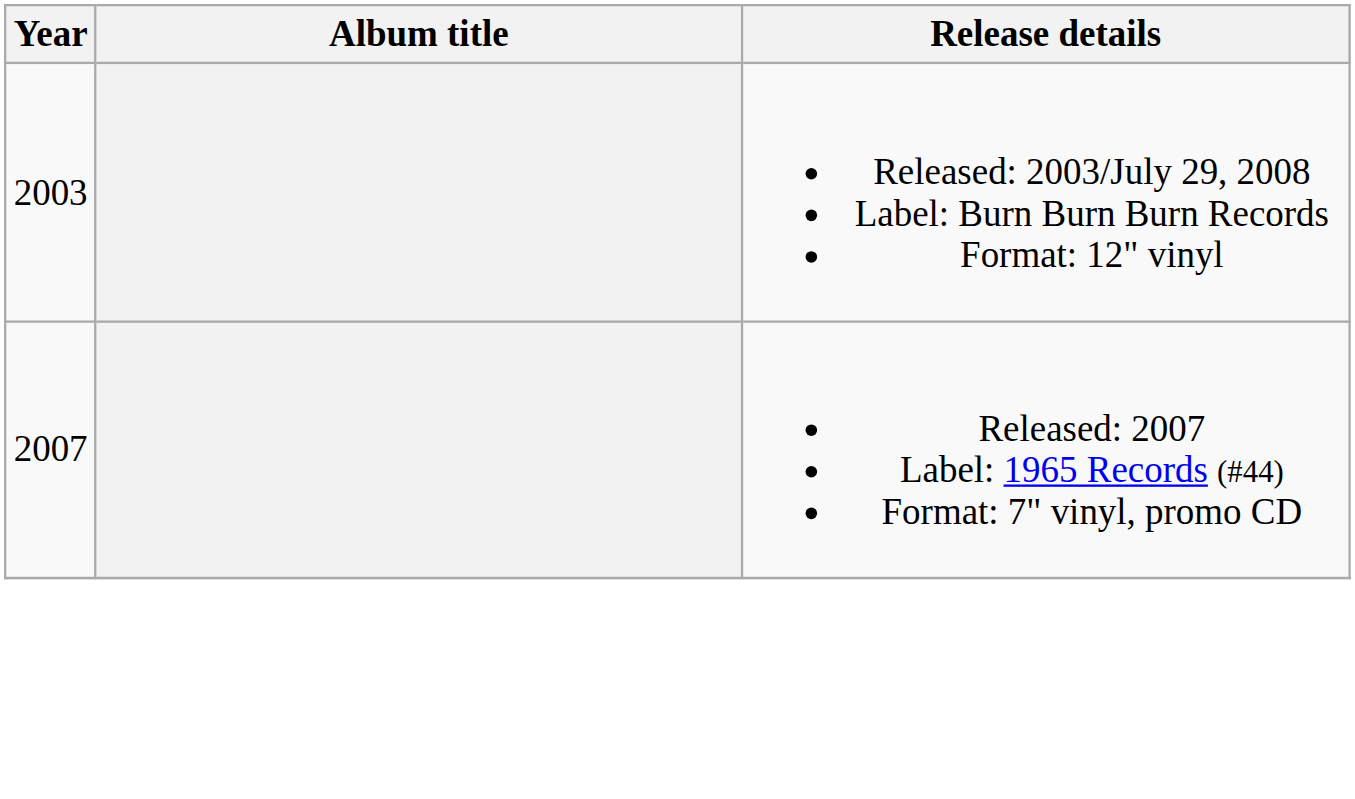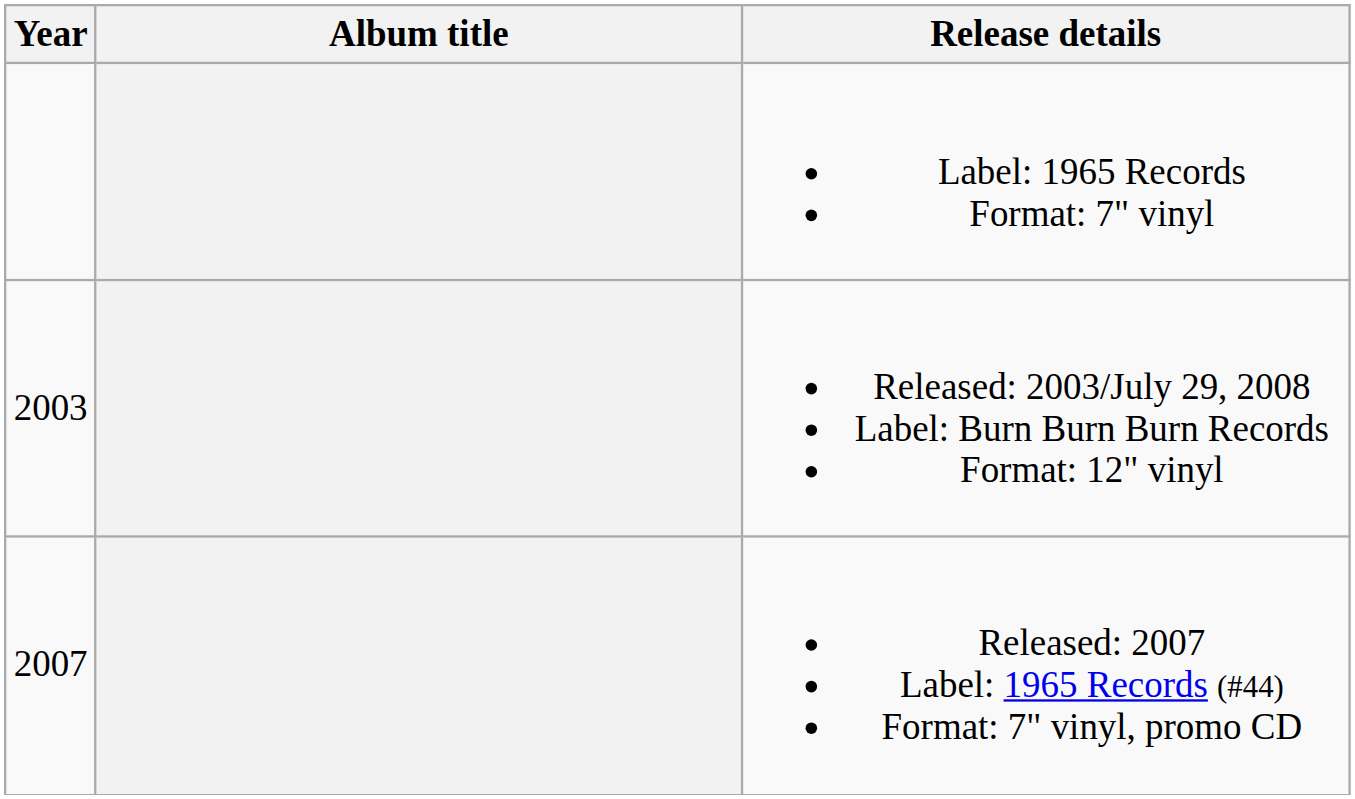+ row: (1046, 192)
